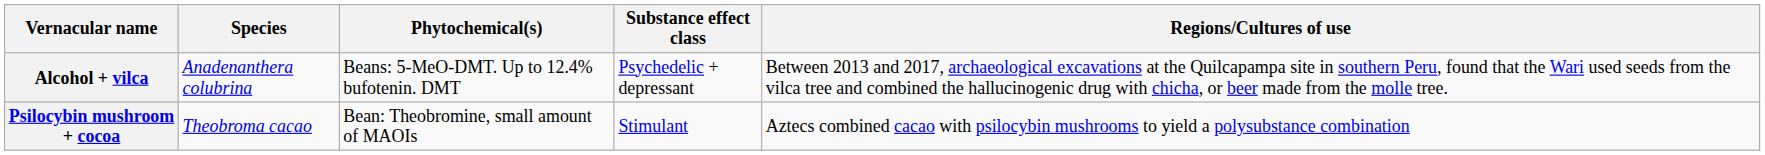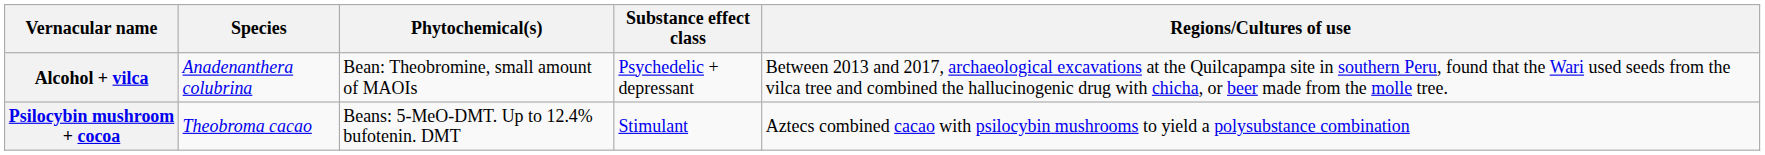(468, 77) Beans: 5-MeO-DMT. Up to 12.4% bufotenin. DMT -> (467, 77) Bean: Theobromine, small amount of MAOIs
(467, 125) Bean: Theobromine, small amount of MAOIs -> (468, 125) Beans: 5-MeO-DMT. Up to 12.4% bufotenin. DMT
